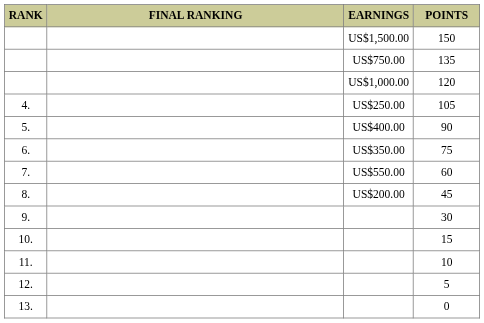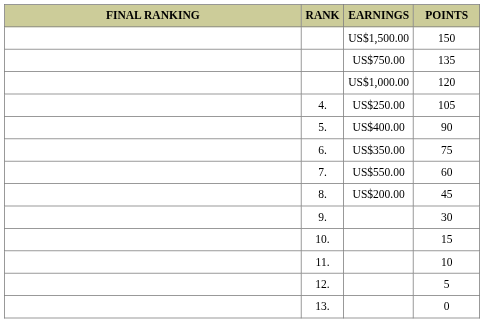columns swapped: (26, 15) <-> (195, 15)
